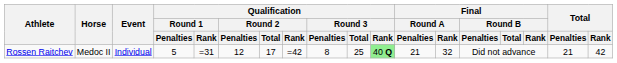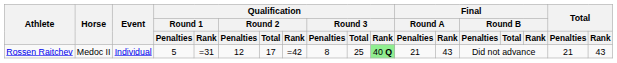(447, 52) 32 -> (447, 52) 43
(600, 52) 42 -> (600, 52) 43
